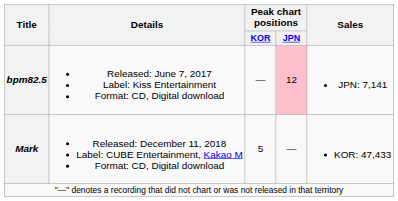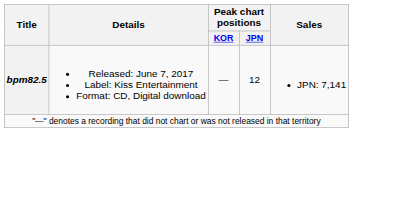(291, 80) pink background -> (255, 80) no background
- row: (27, 149)
